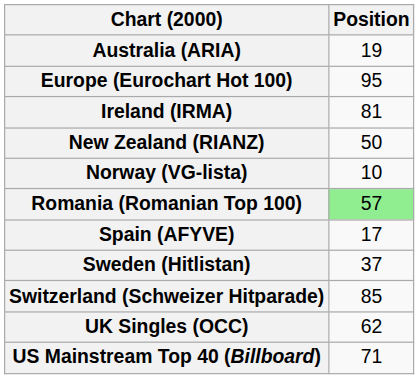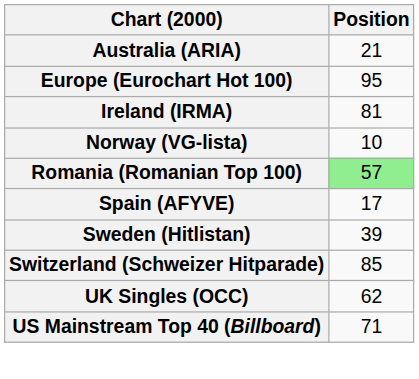(371, 50) 19 -> (371, 50) 21
- row: (167, 142)
(371, 265) 37 -> (371, 234) 39
